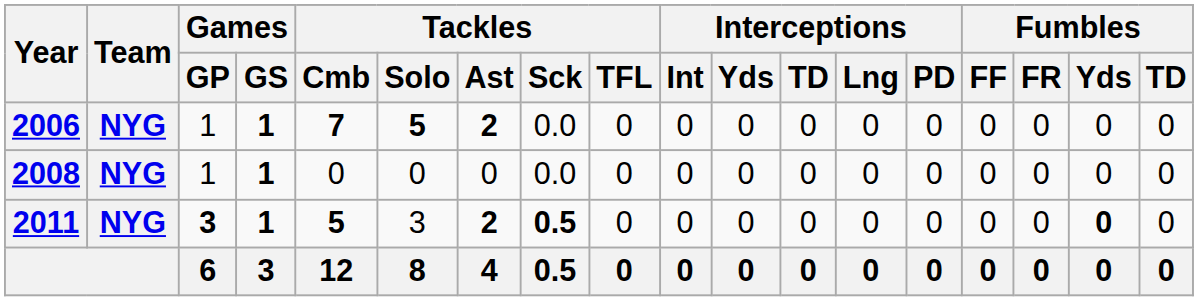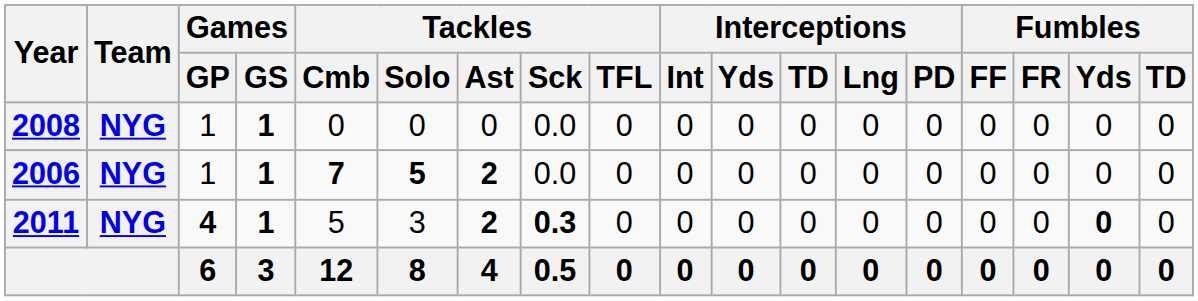rows swapped: (46, 125) <-> (46, 174)
(208, 222) 3 -> (208, 222) 4
(336, 222) bold -> (336, 222) normal
(555, 222) 0.5 -> (555, 222) 0.3
